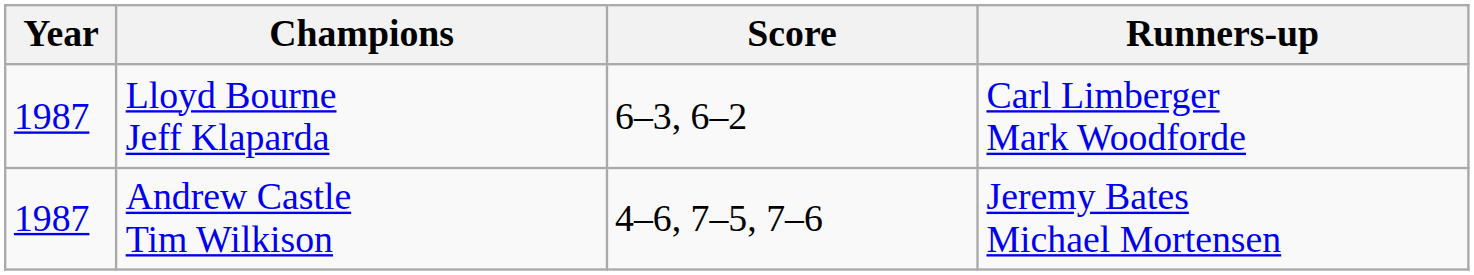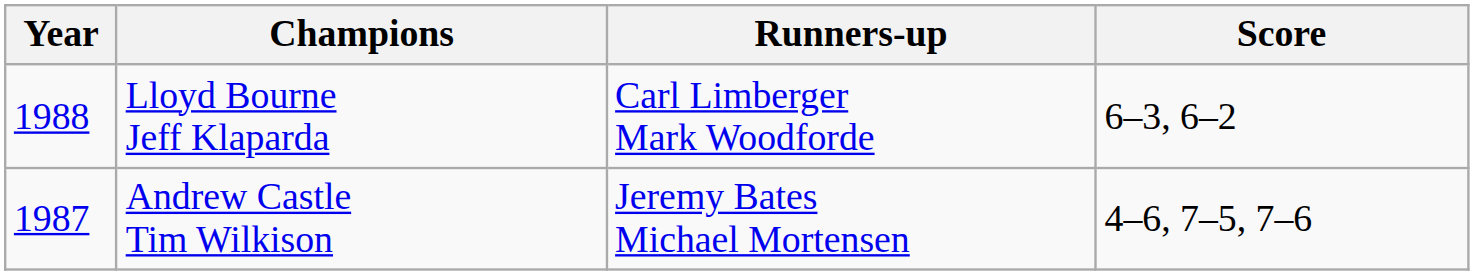columns swapped: (1222, 34) <-> (792, 34)
(52, 115) 1987 -> (52, 115) 1988
